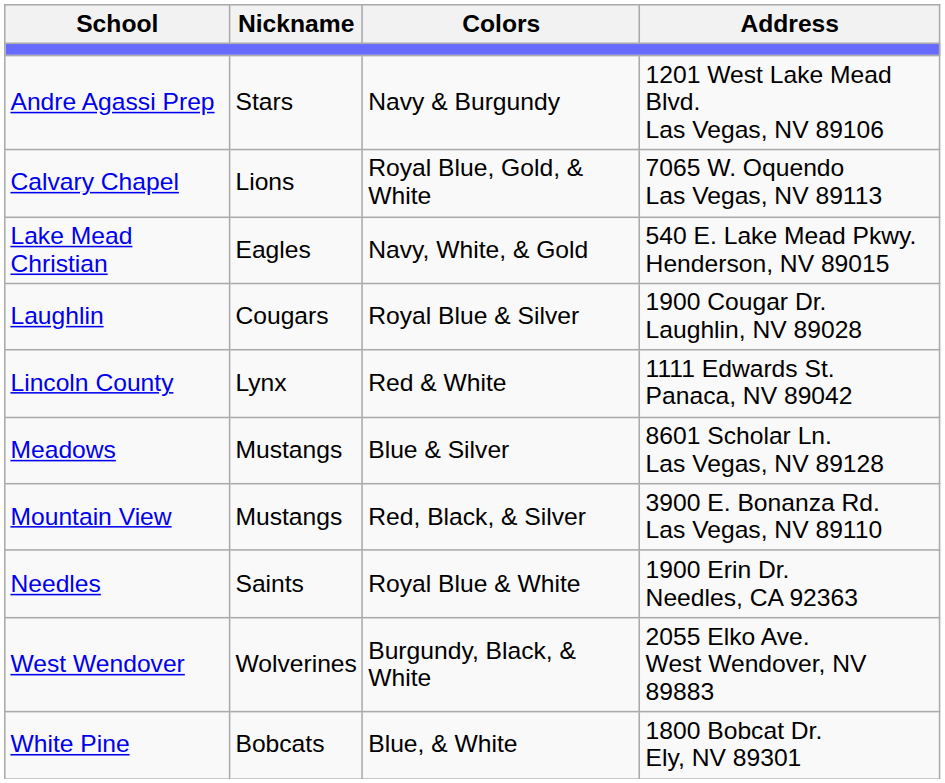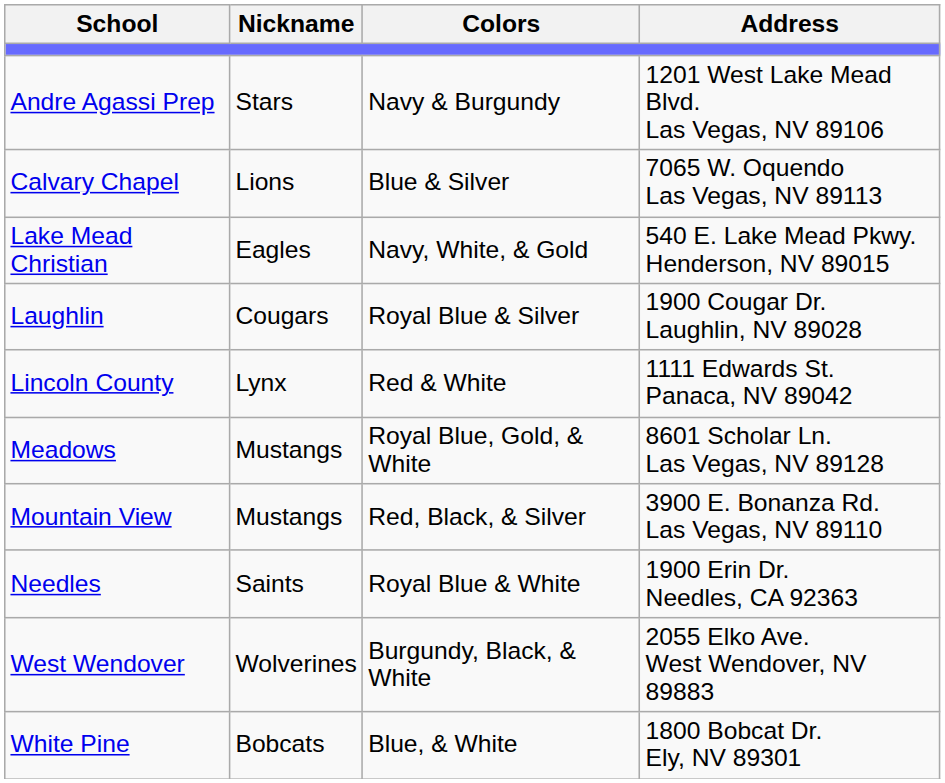(476, 182) Royal Blue, Gold, & White -> (439, 182) Blue & Silver
(439, 450) Blue & Silver -> (476, 450) Royal Blue, Gold, & White
